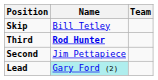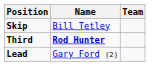- row: (22, 54)
(85, 68) paleturquoise background -> (85, 54) no background
